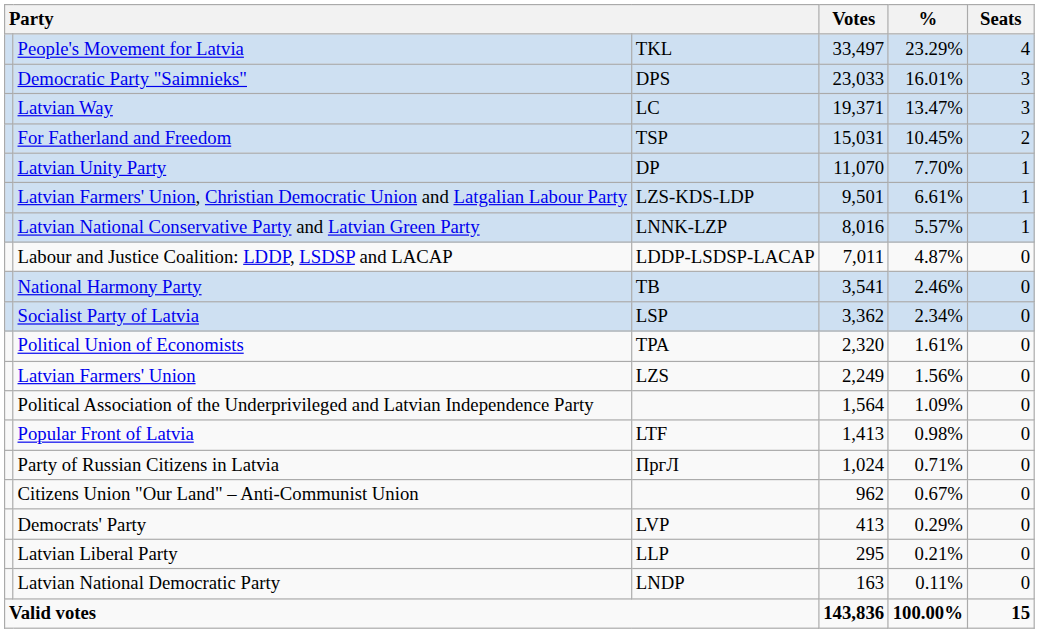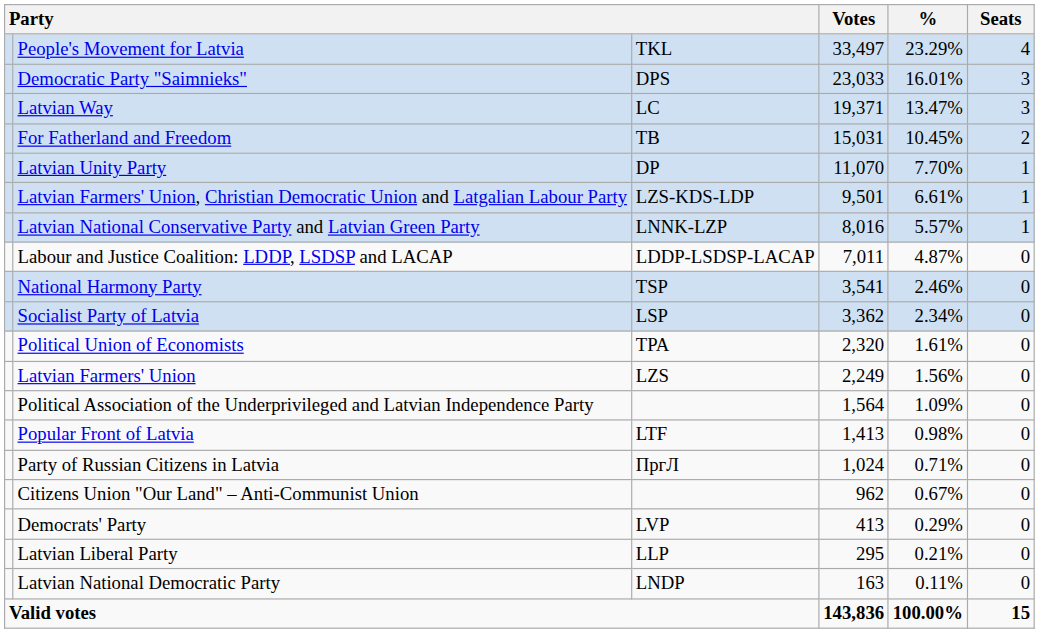(652, 138) TSP -> (648, 138) TB
(648, 286) TB -> (652, 286) TSP
